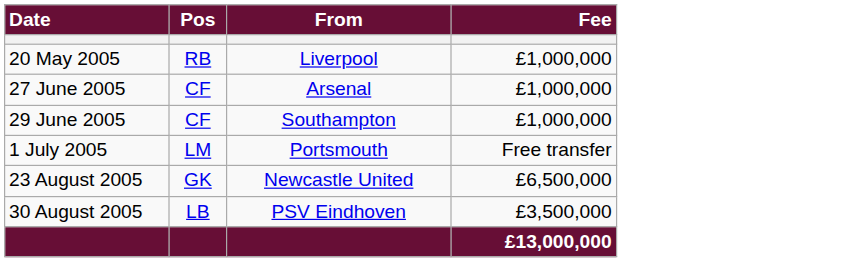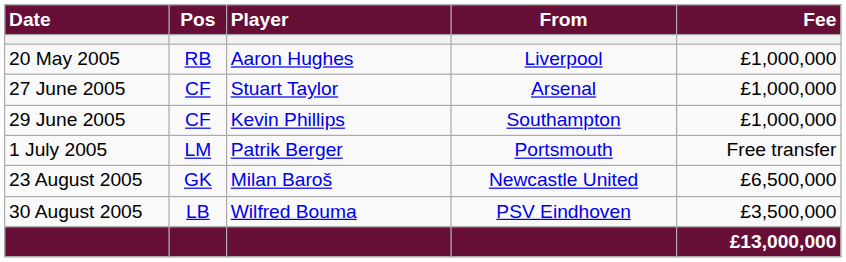+ column: (339, 39)
